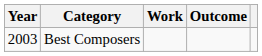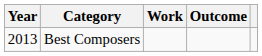(23, 39) 2003 -> (23, 39) 2013
